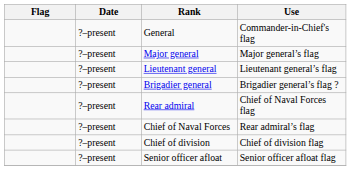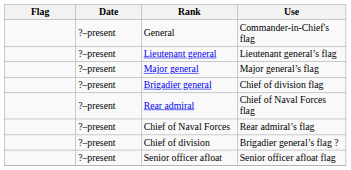rows swapped: (180, 69) <-> (171, 54)
(289, 85) Brigadier general’s flag ? -> (282, 85) Chief of division flag
(282, 142) Chief of division flag -> (289, 142) Brigadier general’s flag ?
